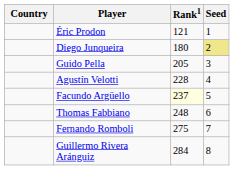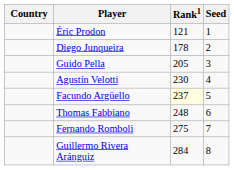(181, 47) 180 -> (181, 47) 178
(208, 47) khaki background -> (208, 47) no background
(181, 80) 228 -> (181, 80) 230
